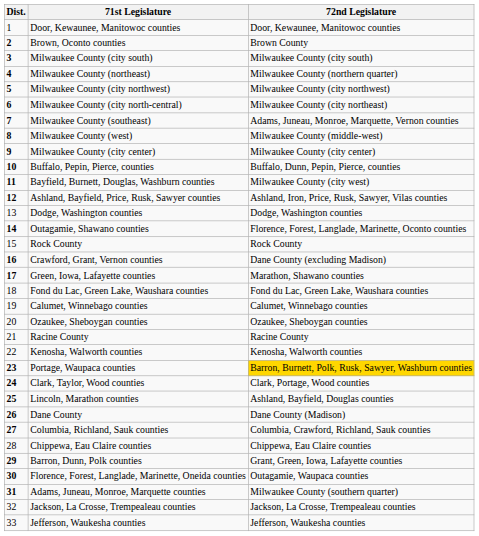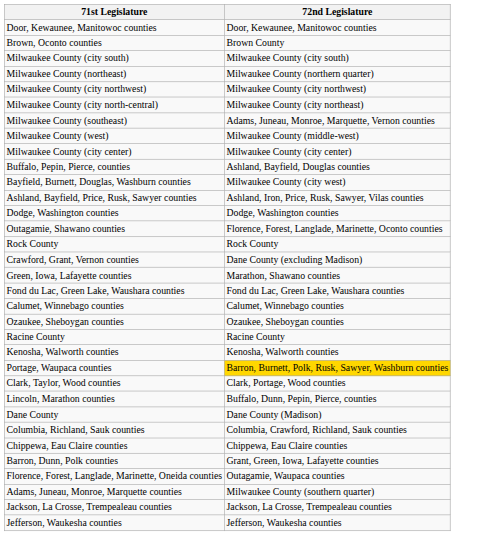- column: (16, 12)
(325, 167) Buffalo, Dunn, Pepin, Pierce, counties -> (298, 167) Ashland, Bayfield, Douglas counties
(322, 399) Ashland, Bayfield, Douglas counties -> (302, 399) Buffalo, Dunn, Pepin, Pierce, counties
